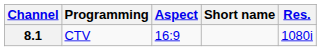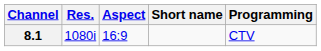columns swapped: (297, 14) <-> (107, 14)
